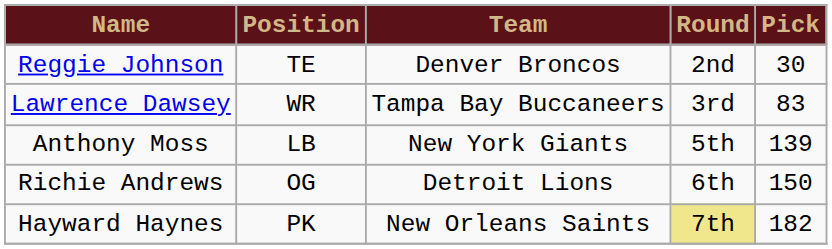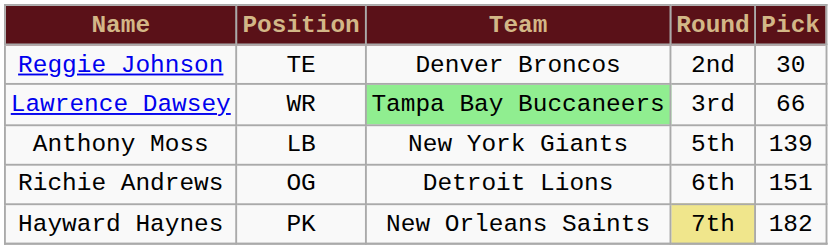(518, 105) no background -> (518, 105) lightgreen background
(791, 105) 83 -> (791, 105) 66
(791, 184) 150 -> (791, 184) 151
